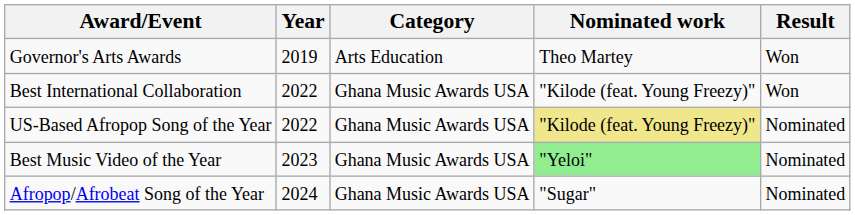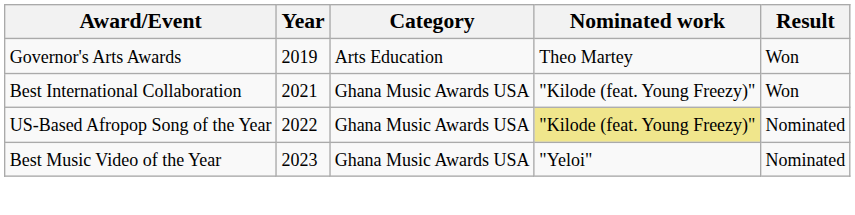(300, 91) 2022 -> (300, 91) 2021
(566, 160) lightgreen background -> (566, 160) no background
- row: (137, 194)
